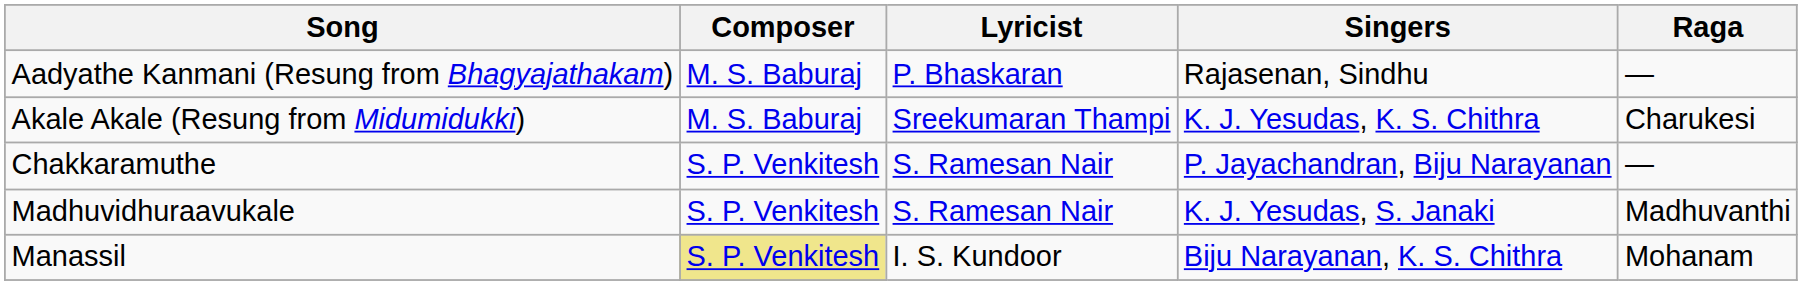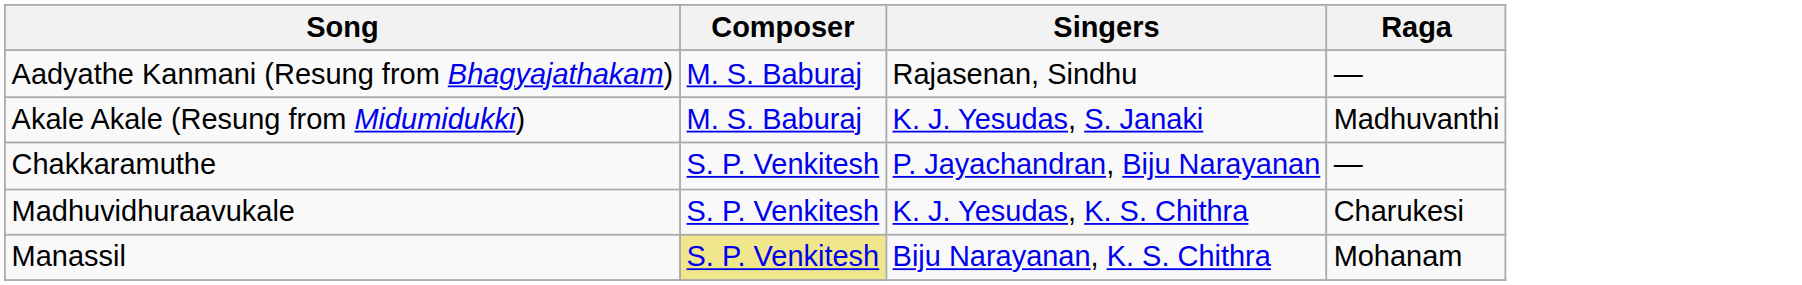- column: (1032, 27)
(1362, 119) K. J. Yesudas, K. S. Chithra -> (1048, 119) K. J. Yesudas, S. Janaki
(1690, 119) Charukesi -> (1417, 119) Madhuvanthi
(1339, 211) K. J. Yesudas, S. Janaki -> (1070, 211) K. J. Yesudas, K. S. Chithra
(1708, 211) Madhuvanthi -> (1399, 211) Charukesi
